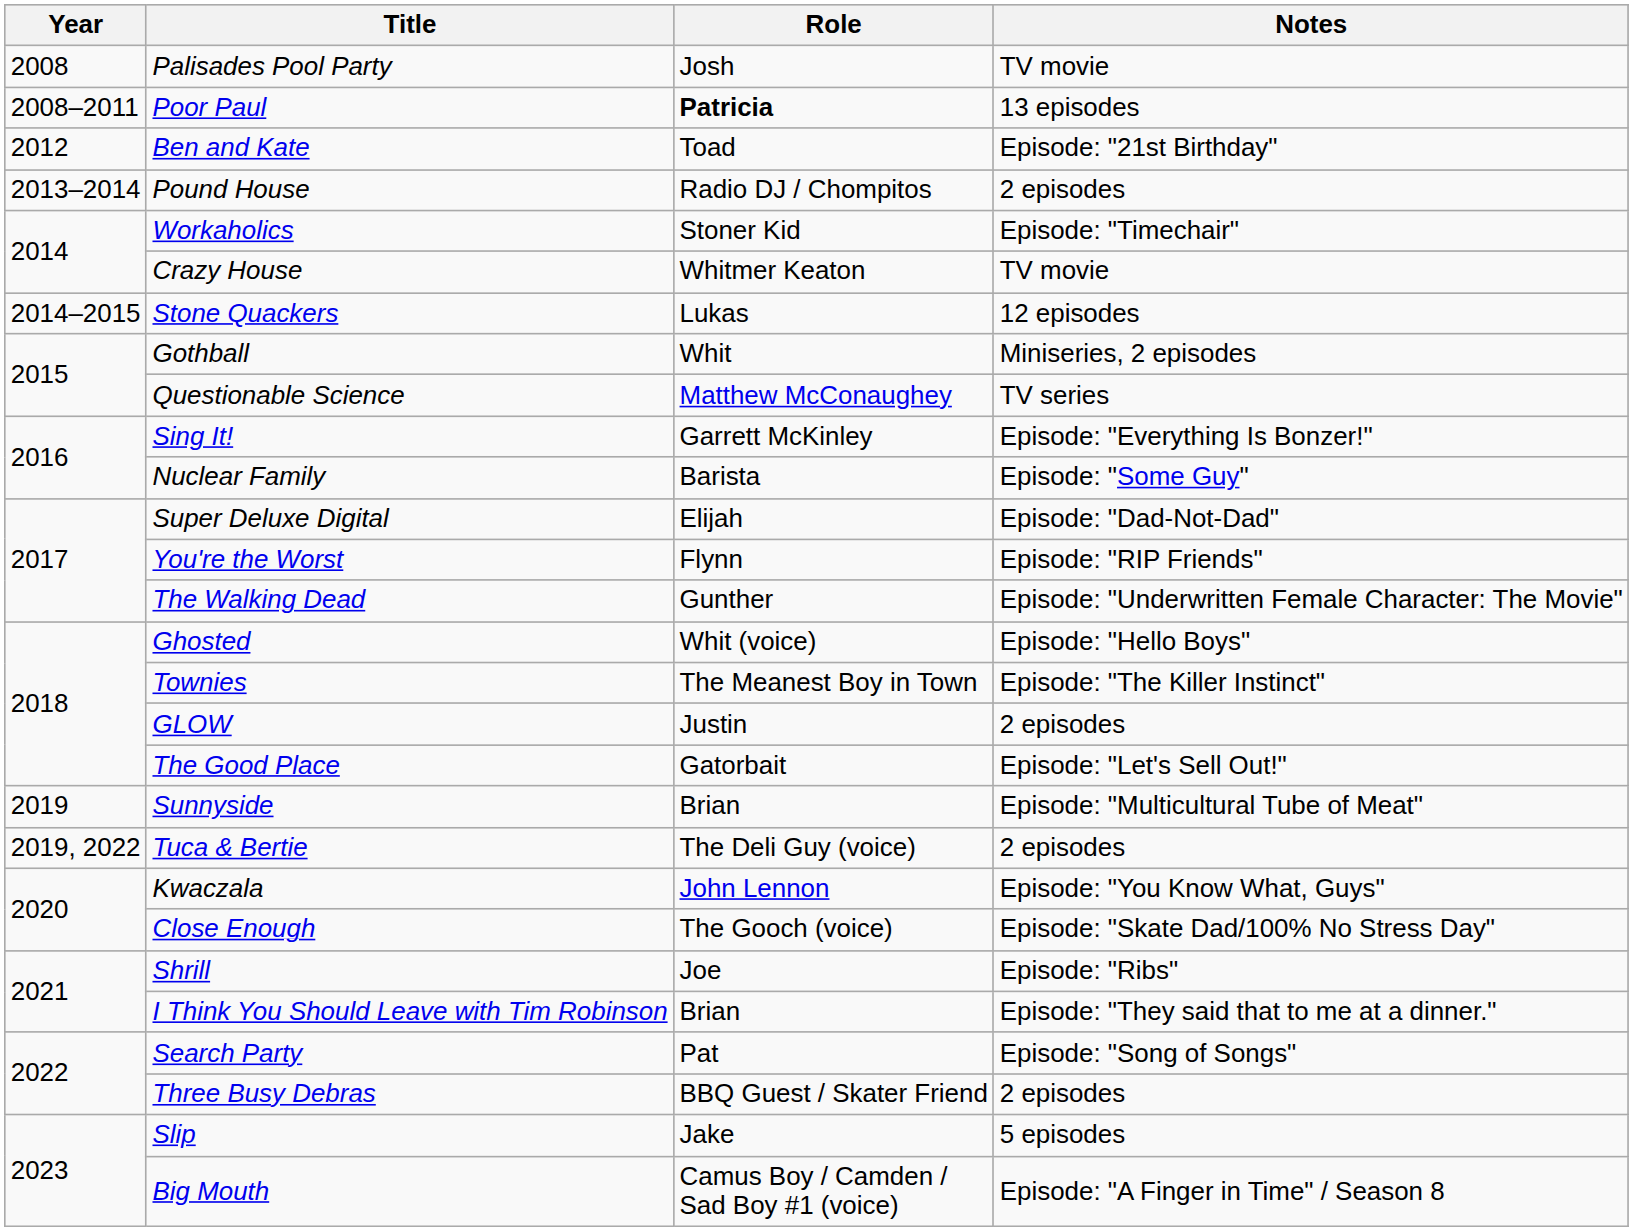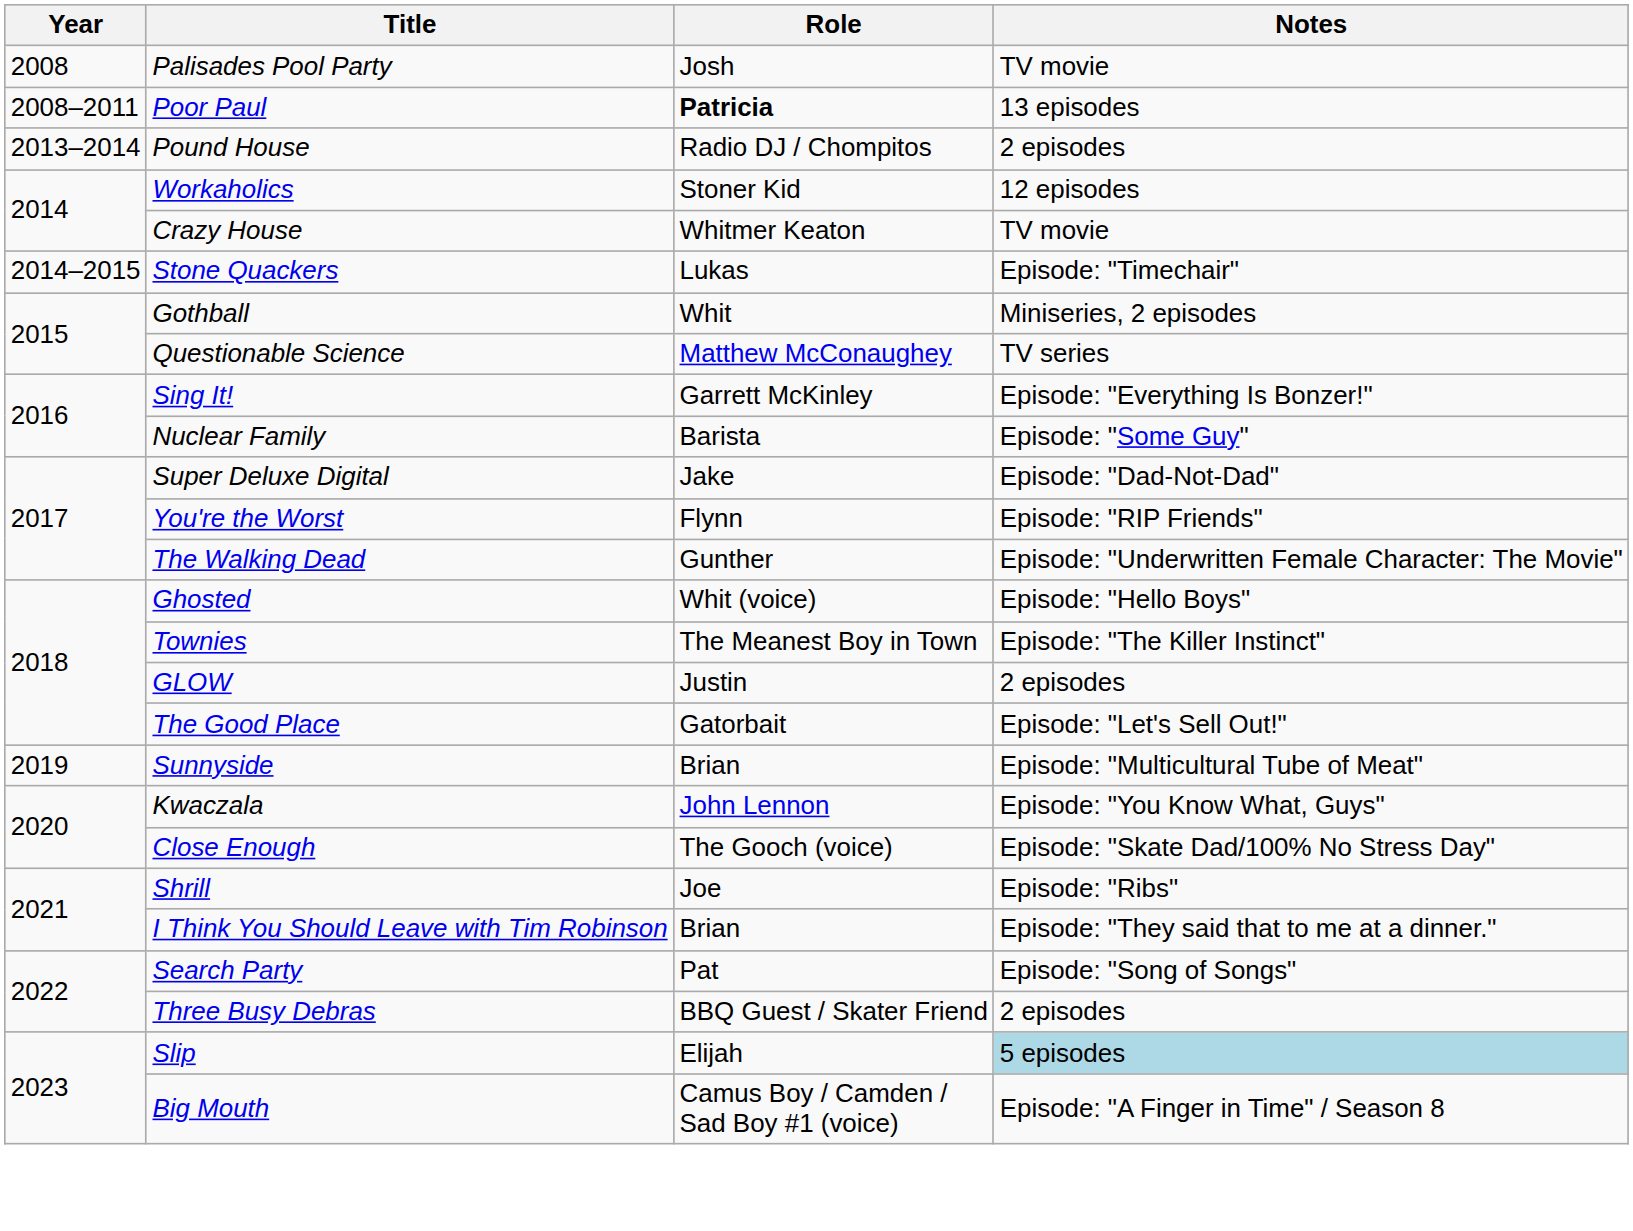- row: (231, 148)
(1119, 230) Episode: "Timechair" -> (1070, 189) 12 episodes
(1070, 312) 12 episodes -> (1119, 271) Episode: "Timechair"
(711, 518) Elijah -> (707, 477) Jake
- row: (230, 847)
(707, 1134) Jake -> (711, 1052) Elijah
(1062, 1134) no background -> (1062, 1052) lightblue background
